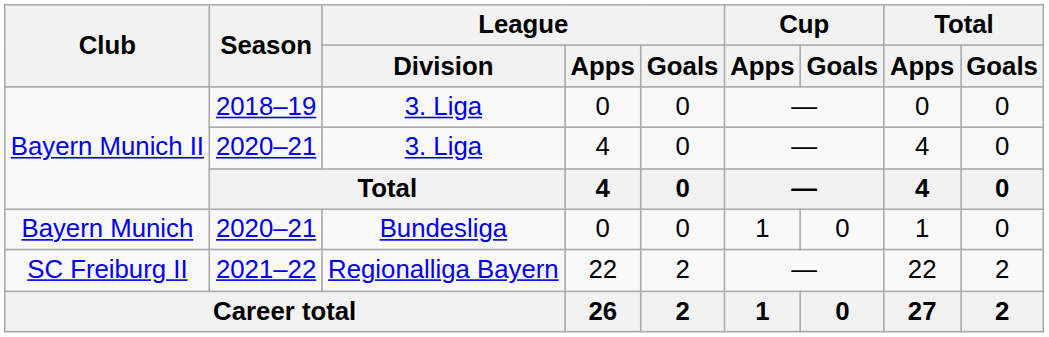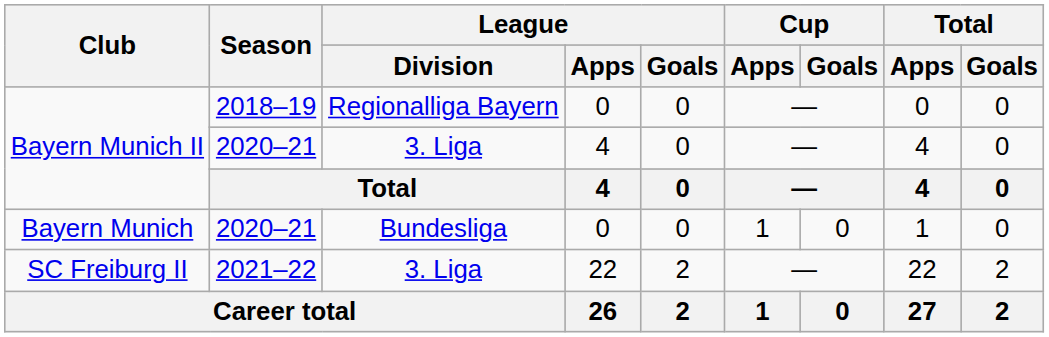(443, 106) 3. Liga -> (443, 106) Regionalliga Bayern
(443, 270) Regionalliga Bayern -> (443, 270) 3. Liga
